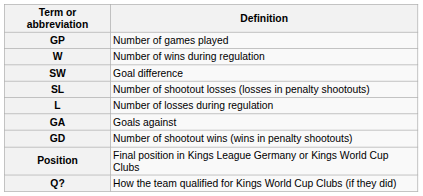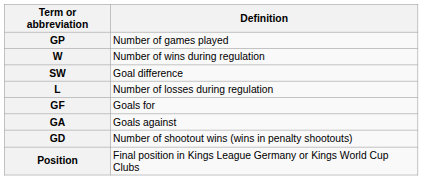- row: (58, 90)
+ row: (58, 106)
- row: (58, 183)
